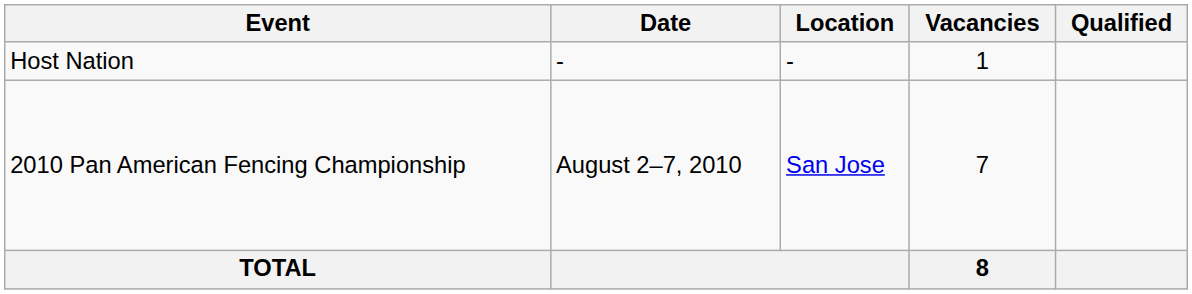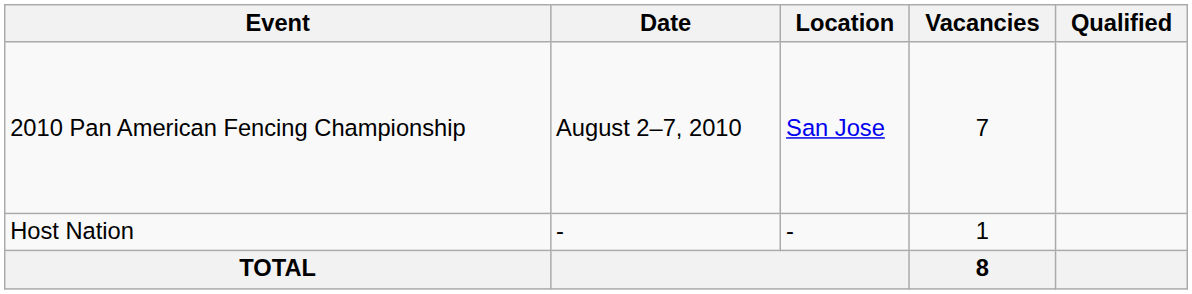rows swapped: (72, 60) <-> (238, 164)
